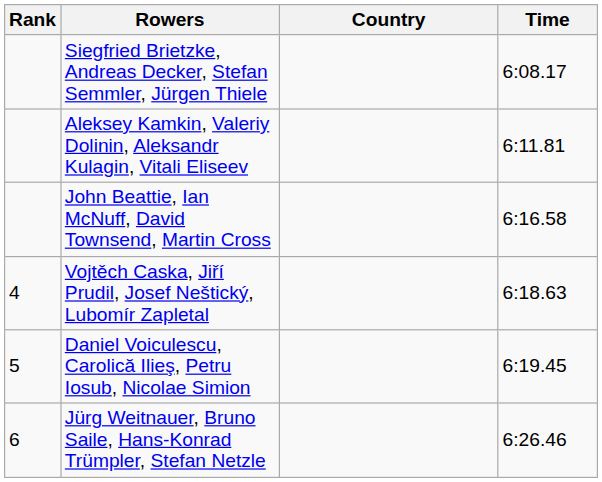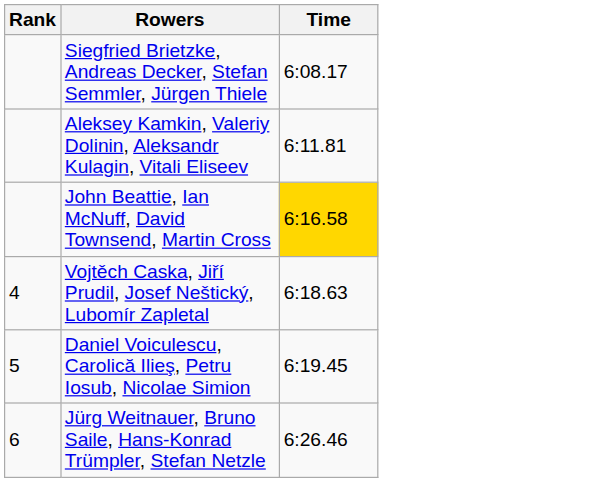- column: (389, 19)
(535, 219) no background -> (316, 219) gold background
